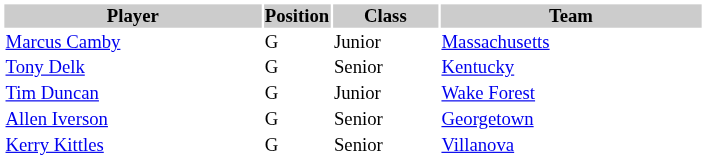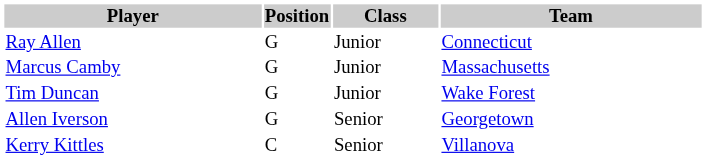+ row: (43, 41)
- row: (45, 67)
(272, 144) G -> (271, 144) C
